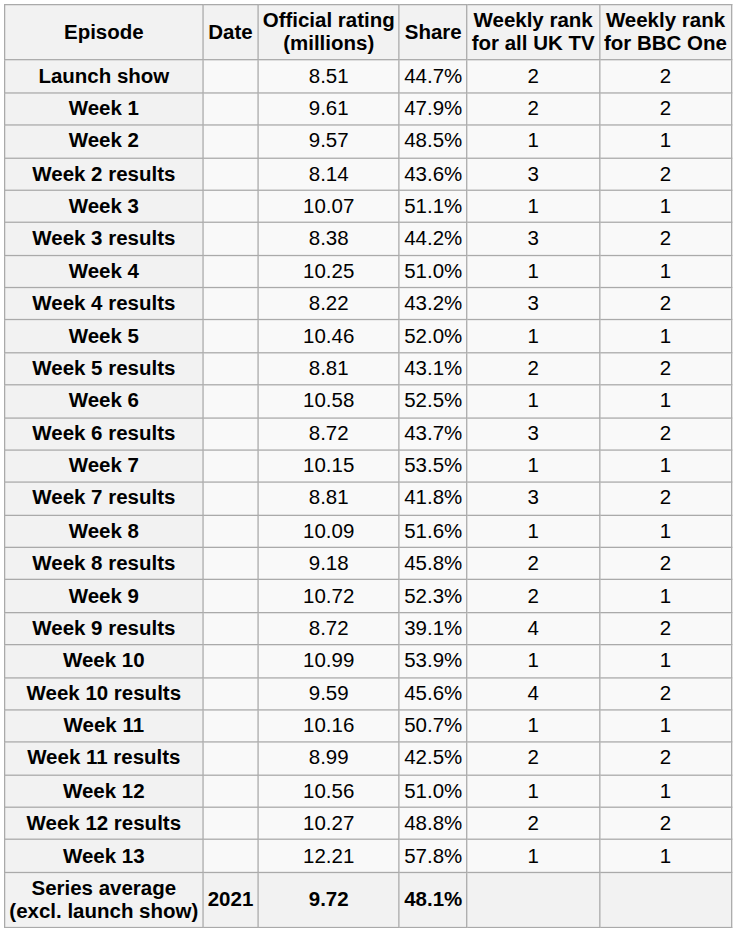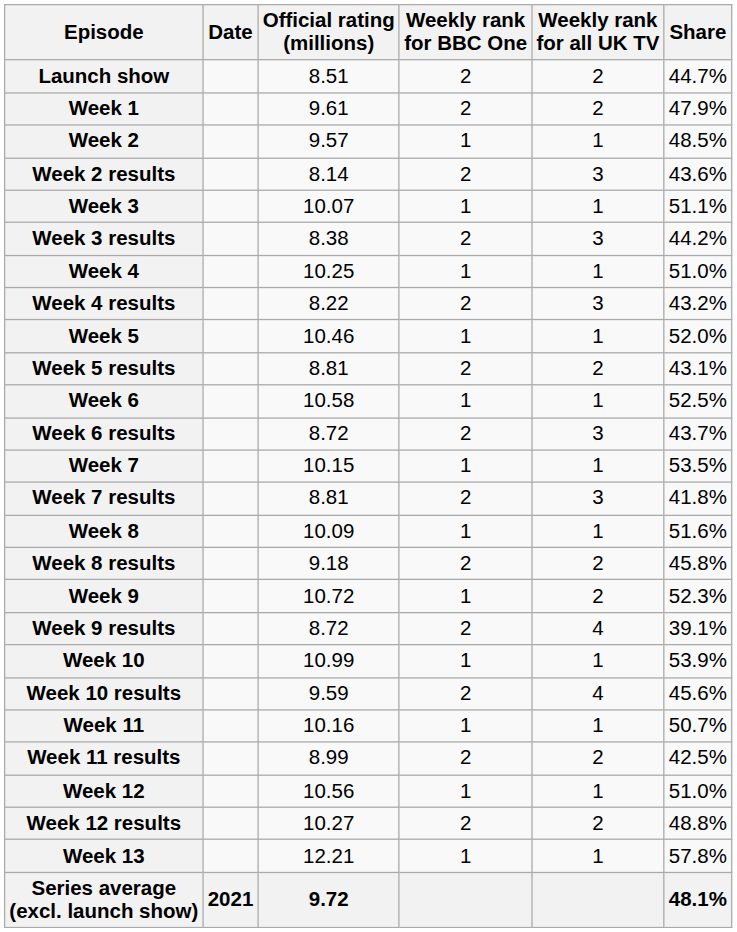columns swapped: (665, 32) <-> (433, 32)
